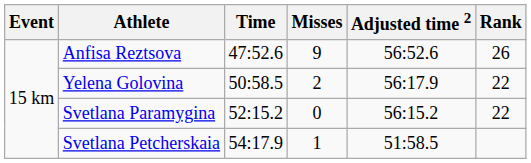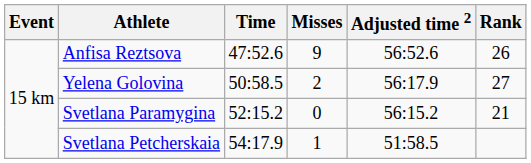(501, 83) 22 -> (501, 83) 27
(501, 113) 22 -> (501, 113) 21
